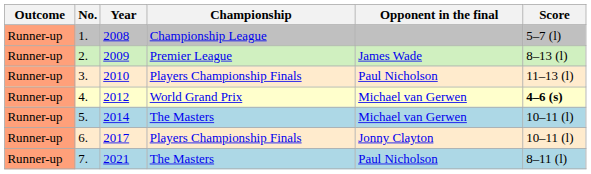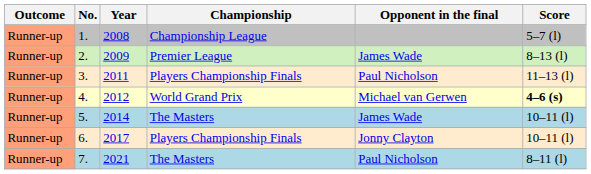(116, 76) 2010 -> (116, 76) 2011
(413, 117) Michael van Gerwen -> (390, 117) James Wade
